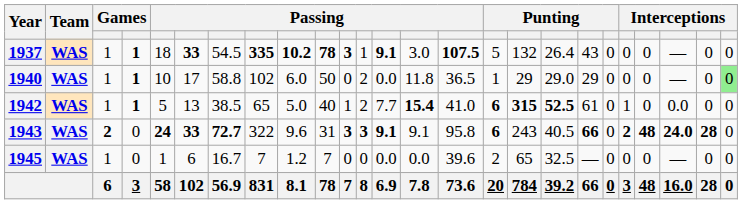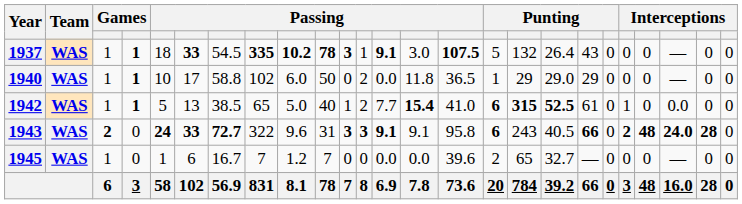(729, 78) lightgreen background -> (729, 78) no background
(559, 158) 32.5 -> (559, 158) 32.7
